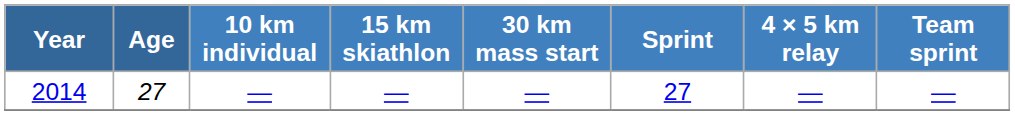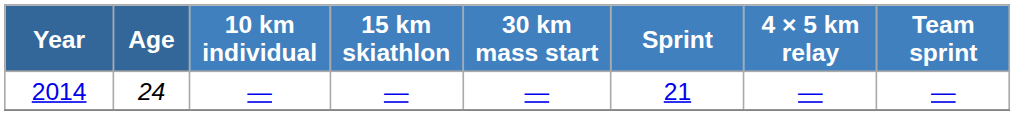(152, 91) 27 -> (152, 91) 24
(677, 91) 27 -> (677, 91) 21
